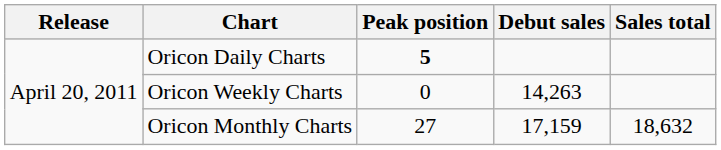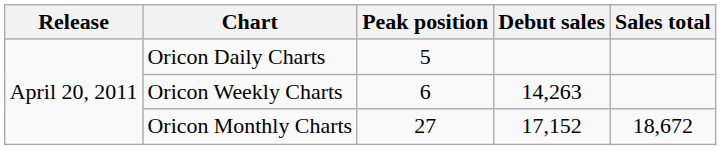(425, 56) bold -> (425, 56) normal
(425, 91) 0 -> (425, 91) 6
(552, 126) 17,159 -> (552, 126) 17,152
(663, 126) 18,632 -> (663, 126) 18,672
